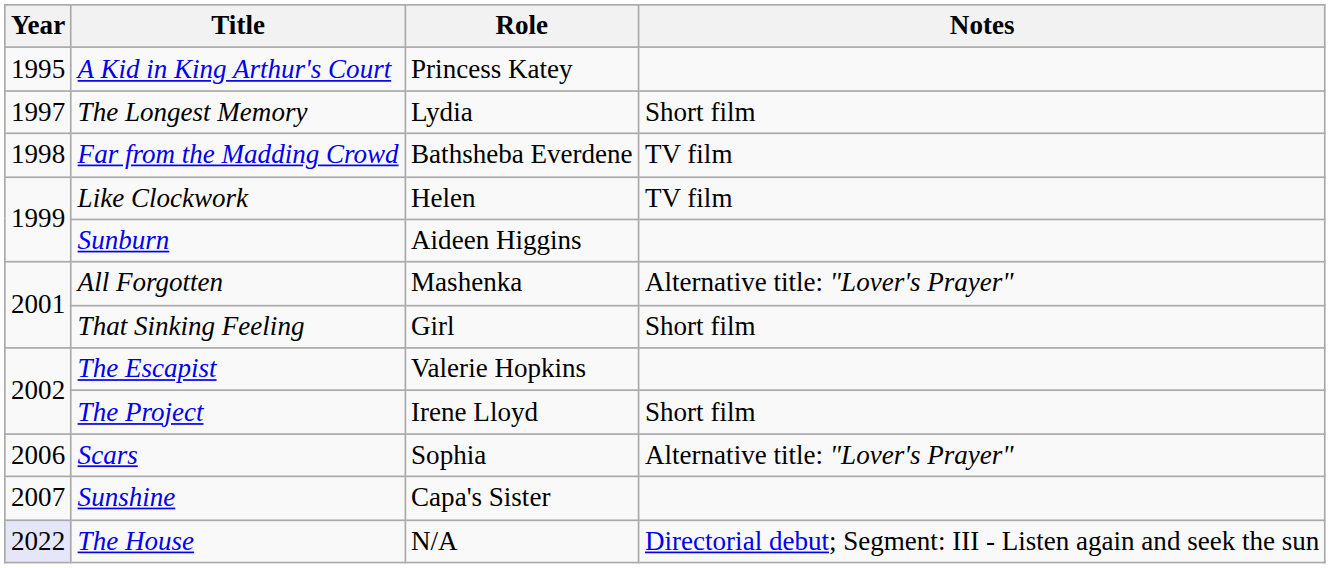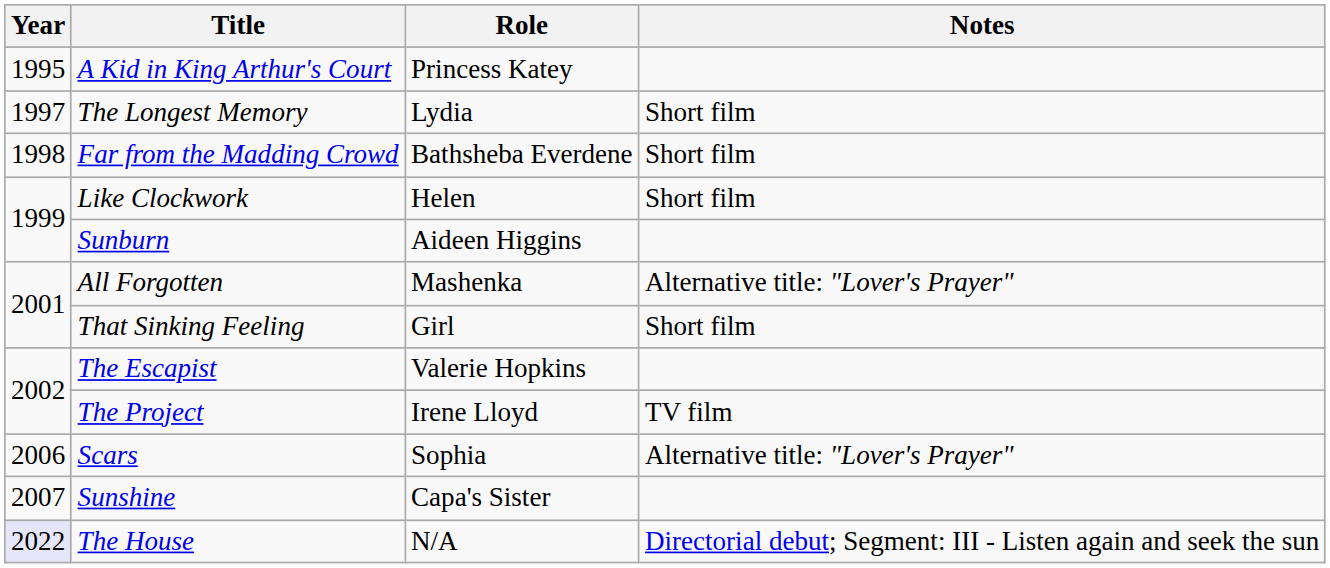(689, 154) TV film -> (700, 154) Short film
(689, 197) TV film -> (700, 197) Short film
(700, 411) Short film -> (689, 411) TV film
